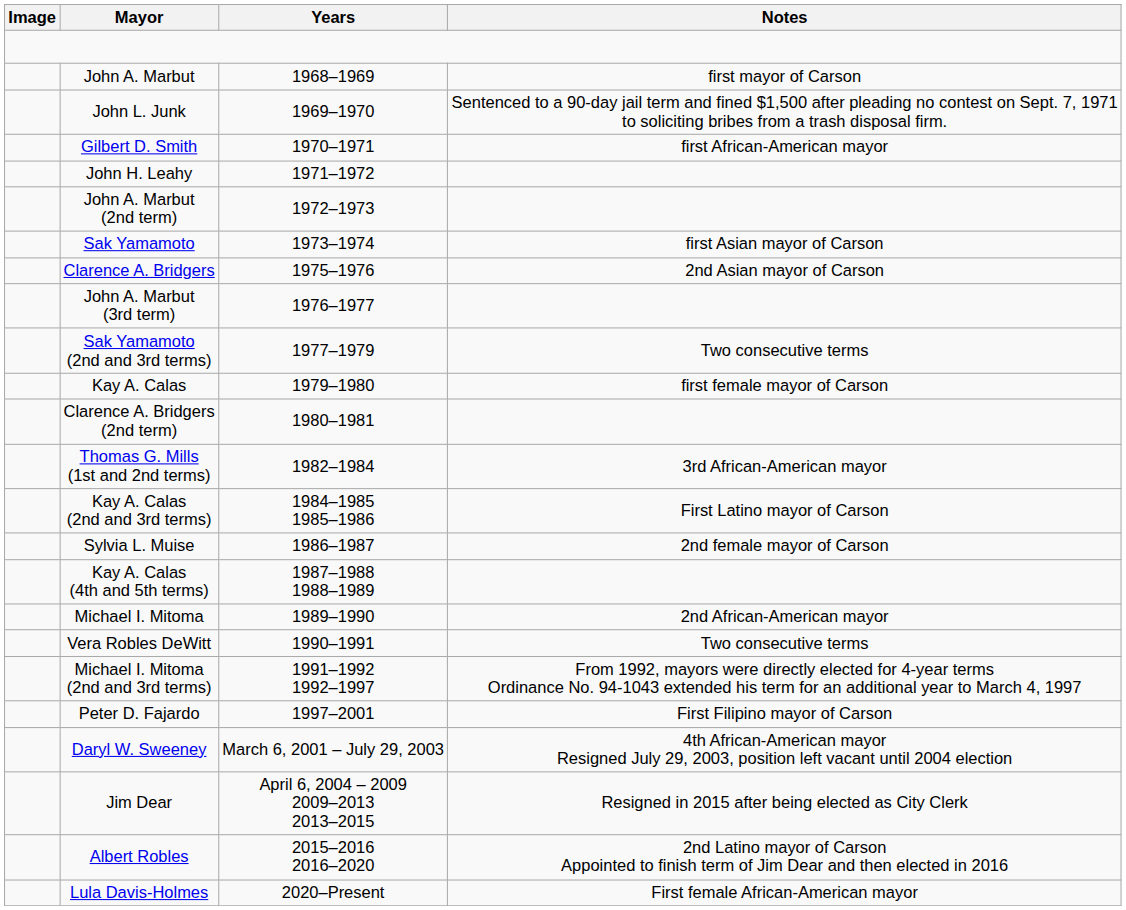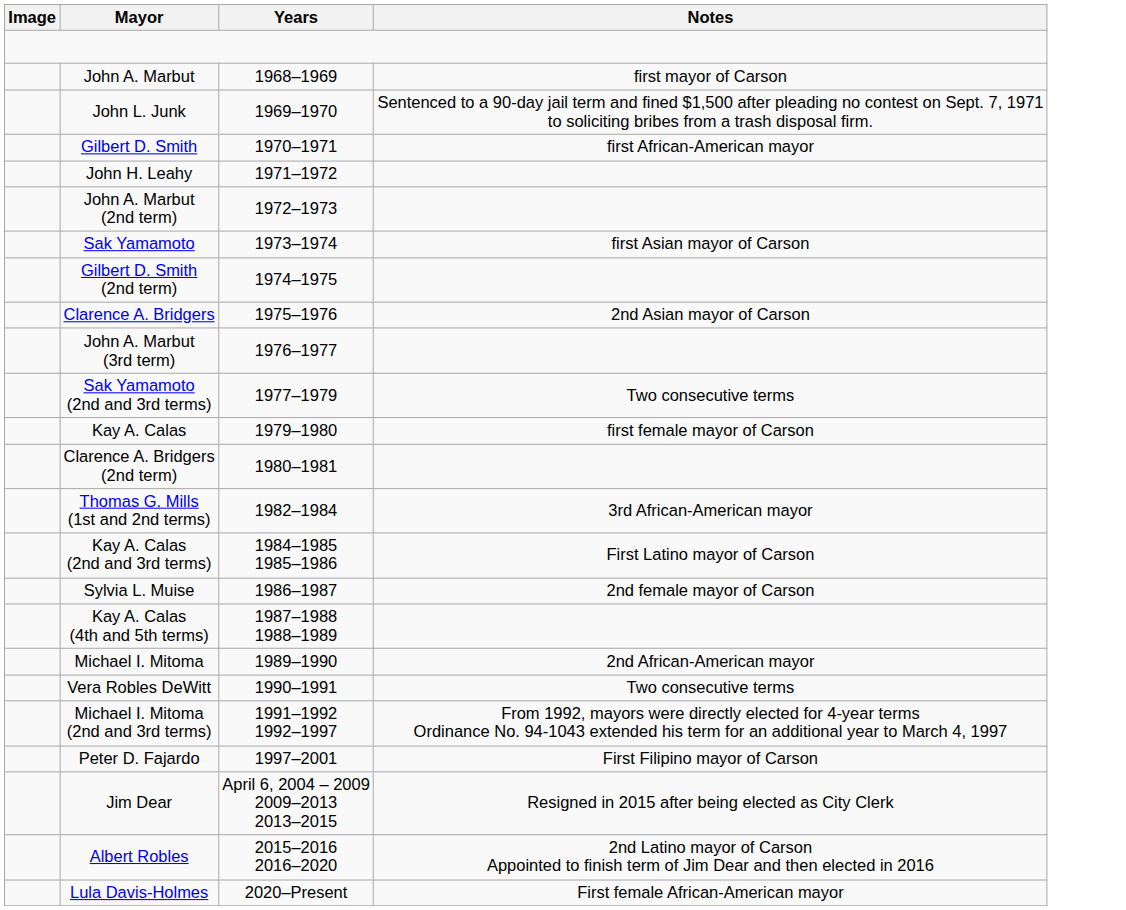+ row: (139, 279)
- row: (139, 749)
